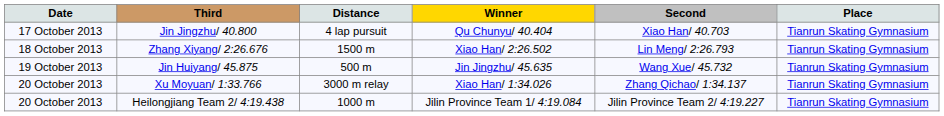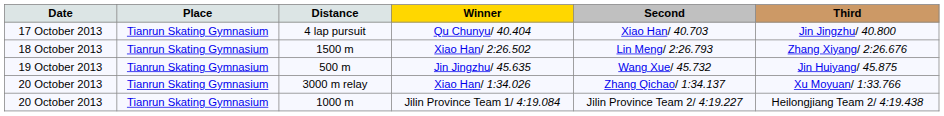columns swapped: (858, 13) <-> (208, 13)
